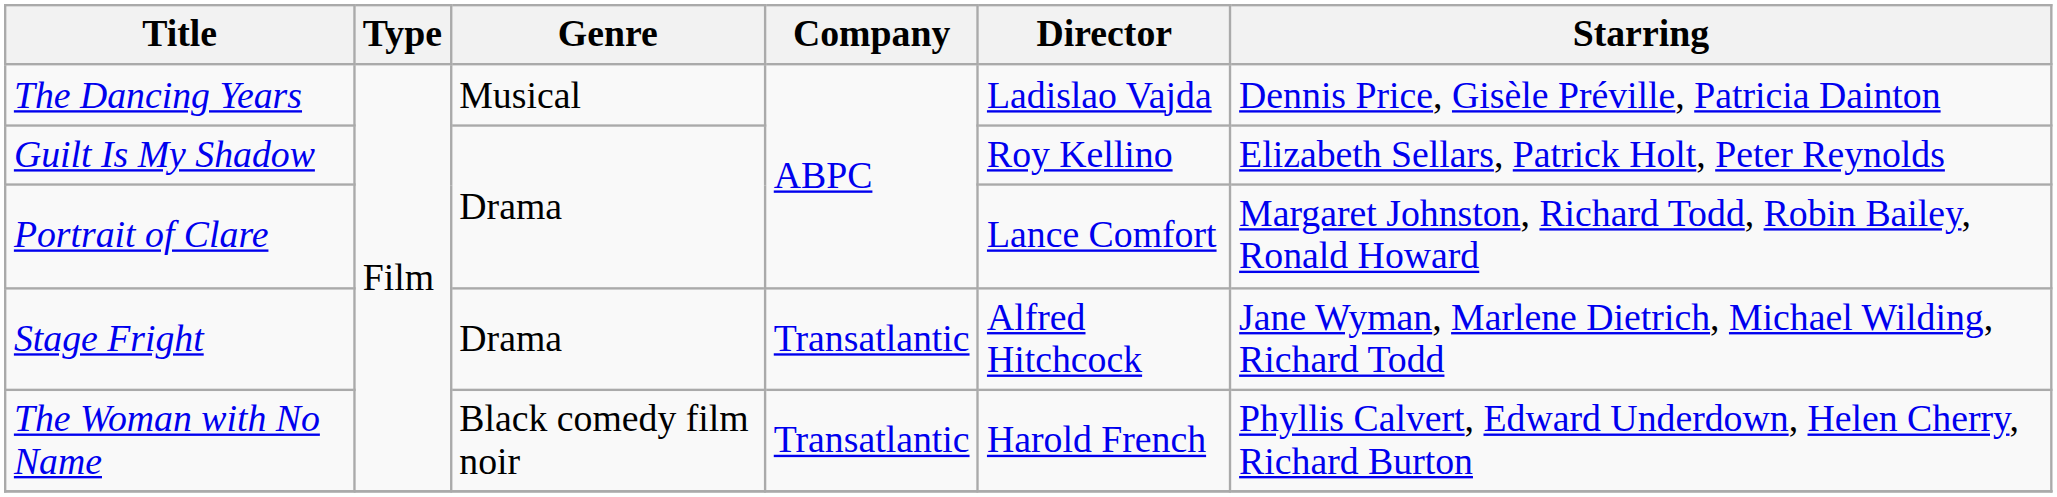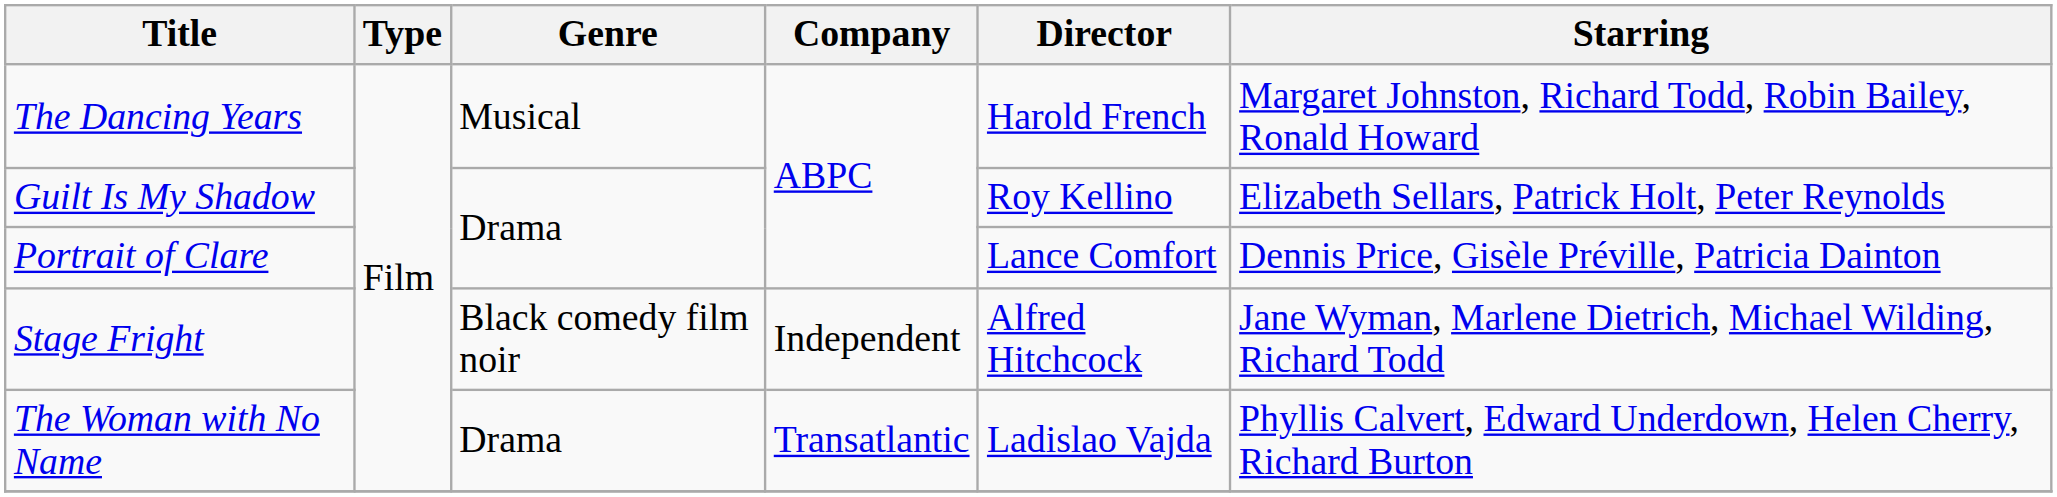(1099, 94) Ladislao Vajda -> (1097, 115) Harold French
(1590, 94) Dennis Price, Gisèle Préville, Patricia Dainton -> (1605, 115) Margaret Johnston, Richard Todd, Robin Bailey, Ronald Howard
(1605, 235) Margaret Johnston, Richard Todd, Robin Bailey, Ronald Howard -> (1590, 256) Dennis Price, Gisèle Préville, Patricia Dainton
(511, 337) Drama -> (604, 337) Black comedy film noir
(872, 337) Transatlantic -> (867, 337) Independent
(604, 440) Black comedy film noir -> (511, 440) Drama
(1097, 440) Harold French -> (1099, 440) Ladislao Vajda
